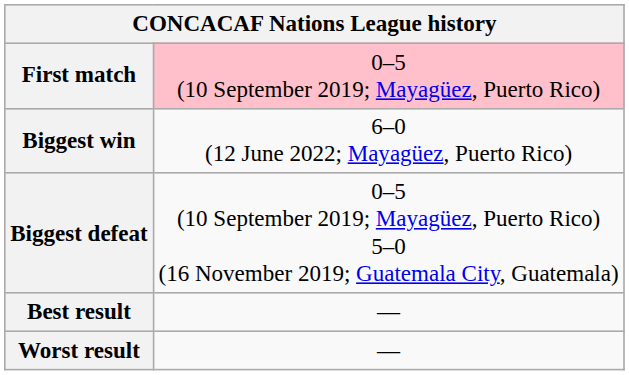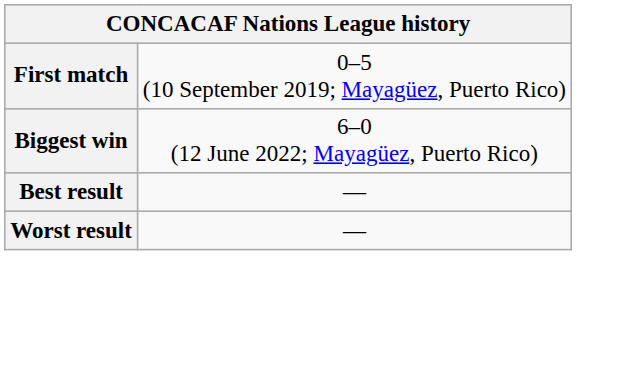(389, 75) pink background -> (354, 75) no background
- row: (79, 233)
